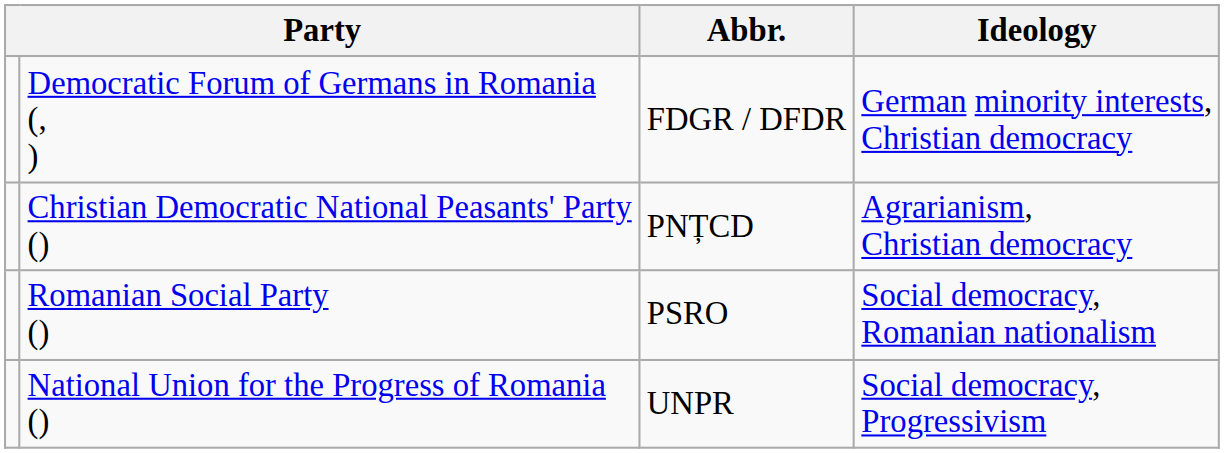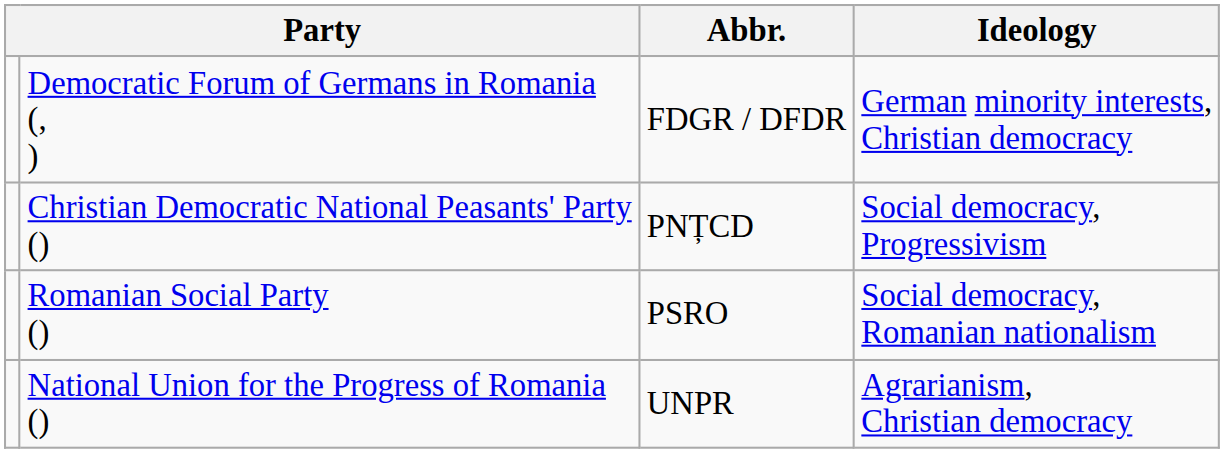(997, 225) Agrarianism, Christian democracy -> (981, 225) Social democracy, Progressivism
(981, 402) Social democracy, Progressivism -> (997, 402) Agrarianism, Christian democracy
